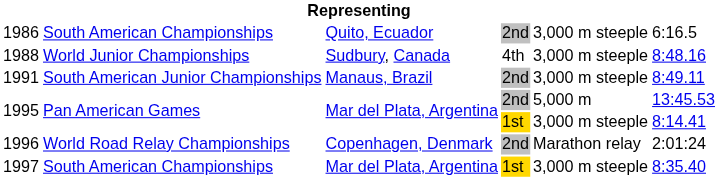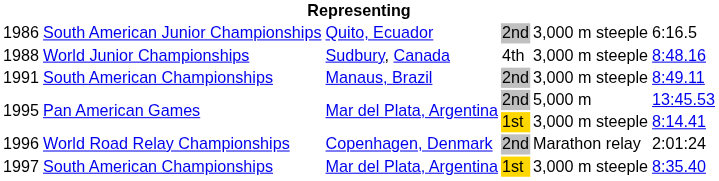(158, 33) South American Championships -> (182, 33) South American Junior Championships
(182, 77) South American Junior Championships -> (158, 77) South American Championships
